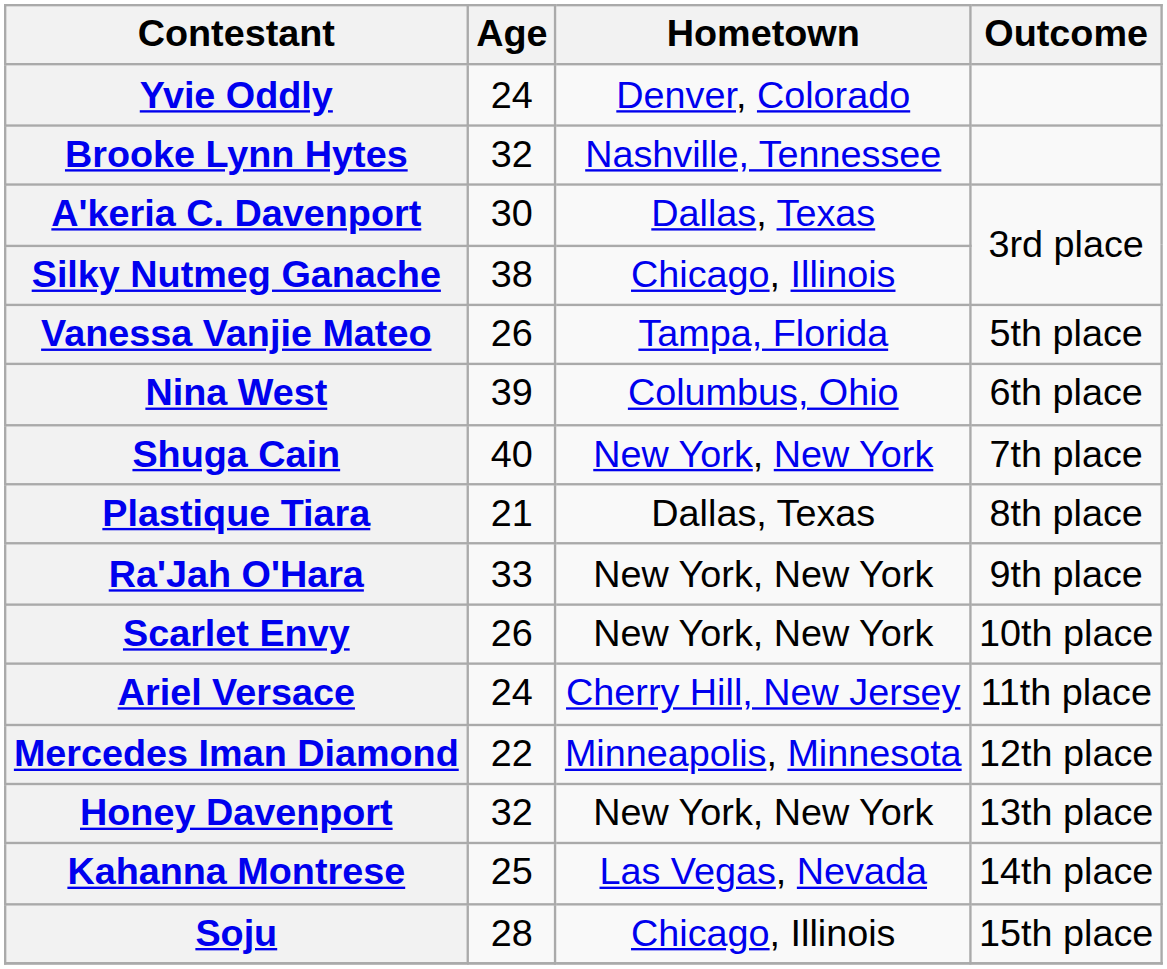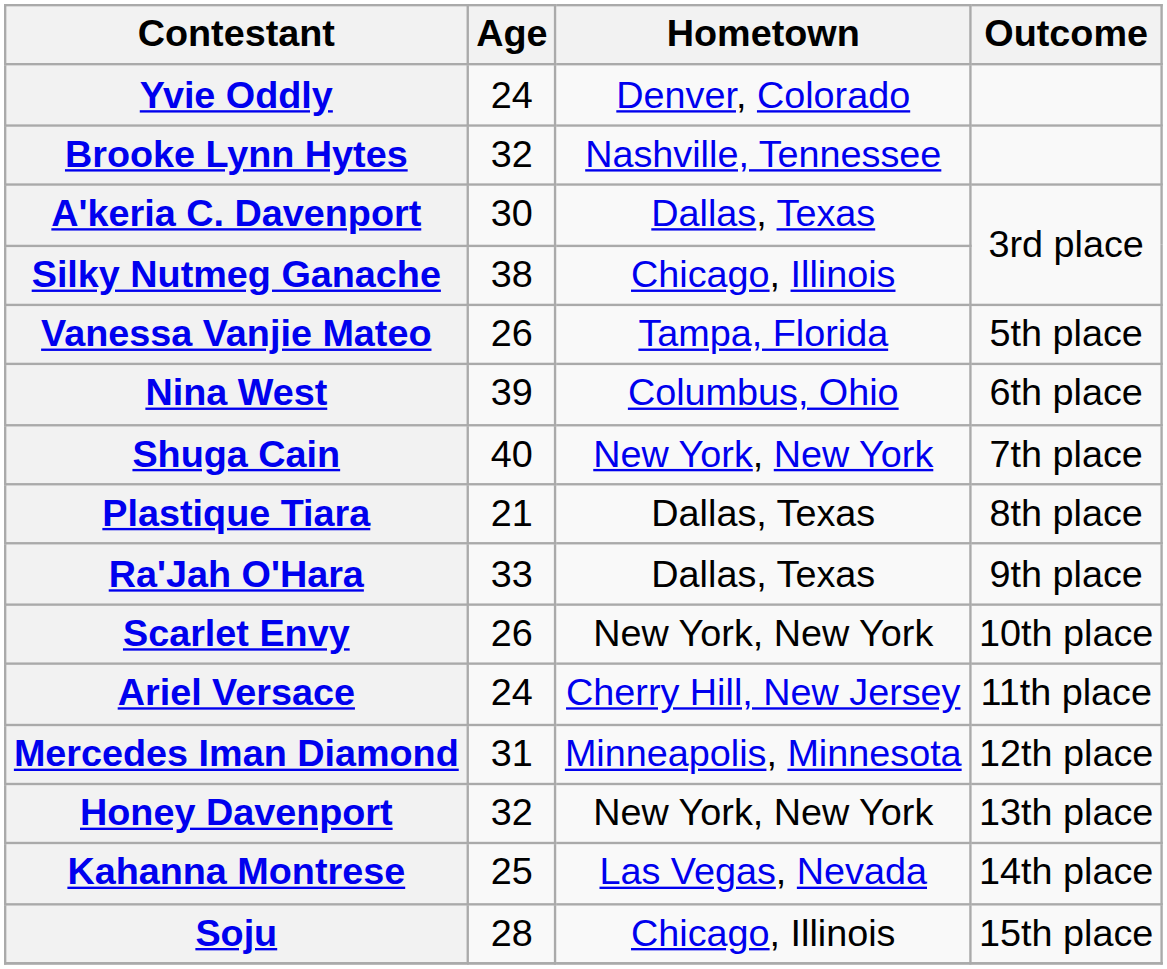(763, 573) New York, New York -> (763, 573) Dallas, Texas
(512, 753) 22 -> (512, 753) 31
